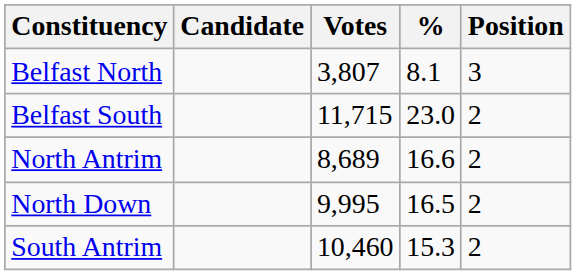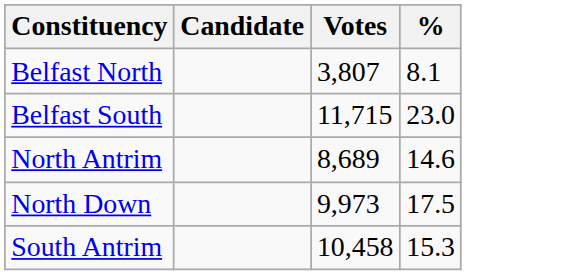- column: (516, 26)
(431, 159) 16.6 -> (431, 159) 14.6
(348, 203) 9,995 -> (348, 203) 9,973
(431, 203) 16.5 -> (431, 203) 17.5
(355, 247) 10,460 -> (355, 247) 10,458
